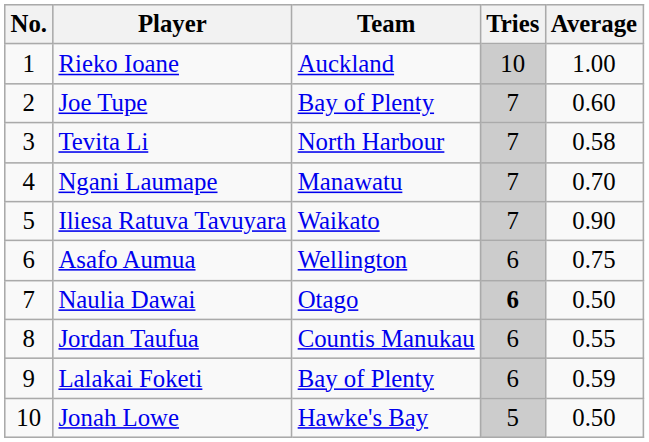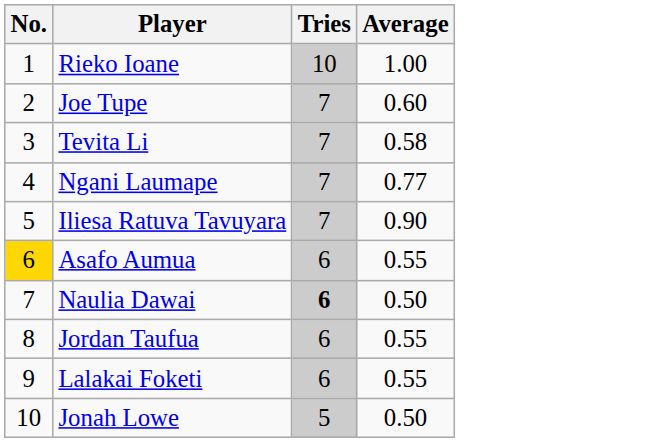- column: (386, 24)
(594, 181) 0.70 -> (405, 181) 0.77
(29, 260) no background -> (29, 260) gold background
(594, 260) 0.75 -> (405, 260) 0.55
(594, 378) 0.59 -> (405, 378) 0.55
